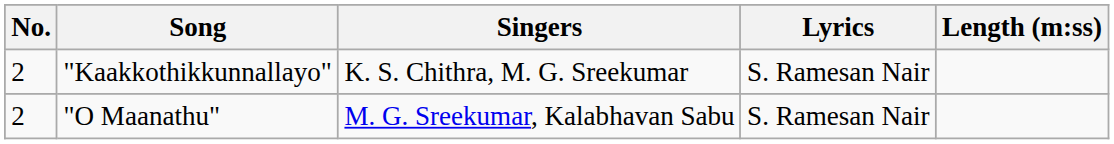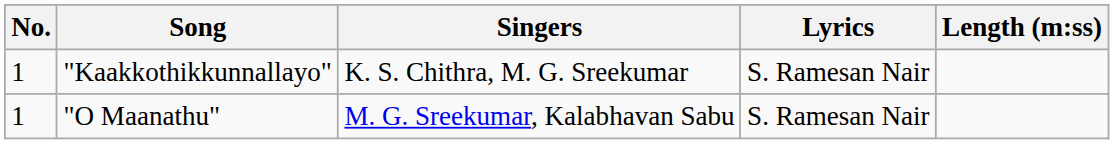(18, 71) 2 -> (18, 71) 1
(18, 116) 2 -> (18, 116) 1
